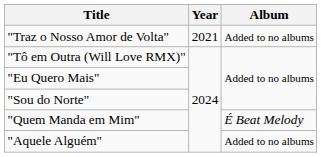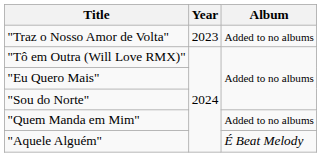(205, 36) 2021 -> (205, 36) 2023
(264, 120) É Beat Melody -> (269, 121) Added to no albums
(269, 142) Added to no albums -> (264, 141) É Beat Melody
